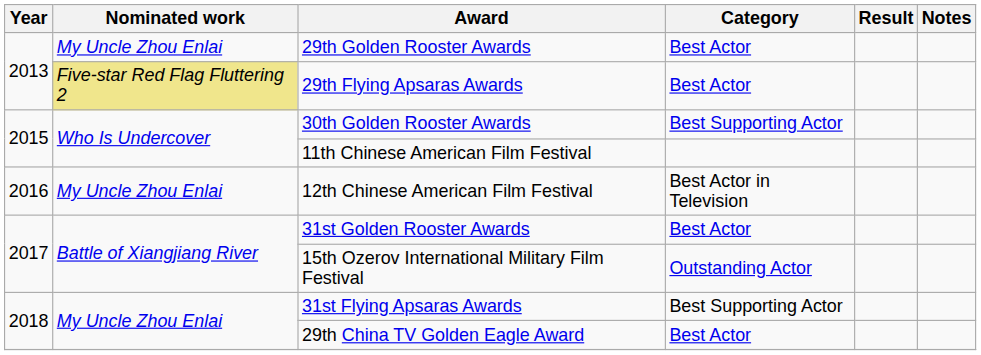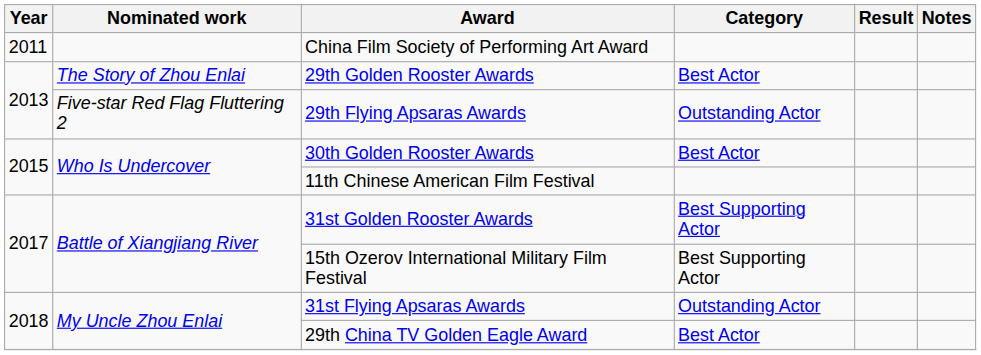+ row: (477, 47)
(139, 47) My Uncle Zhou Enlai -> (151, 75) The Story of Zhou Enlai
(170, 85) khaki background -> (170, 114) no background
(710, 85) Best Actor -> (749, 114) Outstanding Actor
(756, 124) Best Supporting Actor -> (719, 152) Best Actor
- row: (447, 191)
(710, 229) Best Actor -> (742, 219) Best Supporting Actor
(741, 268) Outstanding Actor -> (742, 268) Best Supporting Actor
(756, 306) Best Supporting Actor -> (749, 306) Outstanding Actor
